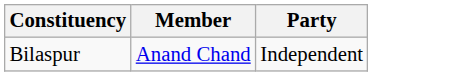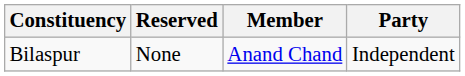+ column: (177, 20)
